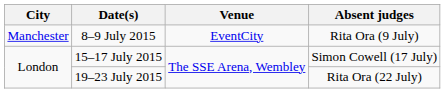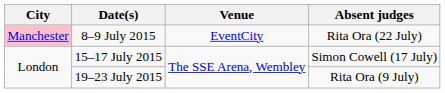(38, 35) no background -> (38, 35) pink background
(374, 35) Rita Ora (9 July) -> (374, 35) Rita Ora (22 July)
(374, 77) Rita Ora (22 July) -> (374, 77) Rita Ora (9 July)
